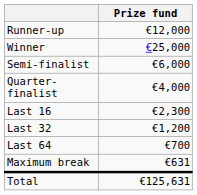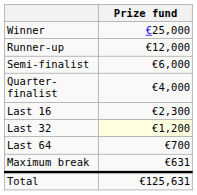rows swapped: (26, 47) <-> (35, 30)
(171, 128) no background -> (171, 128) lightyellow background
